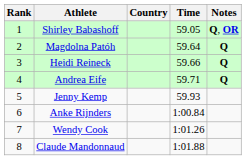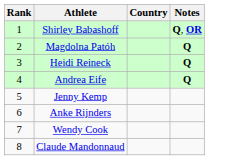- column: (188, 12)
